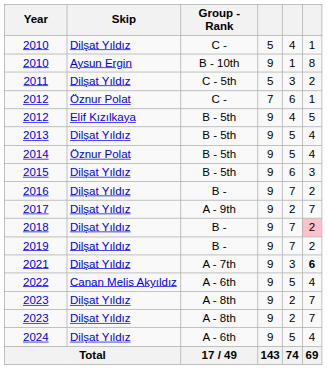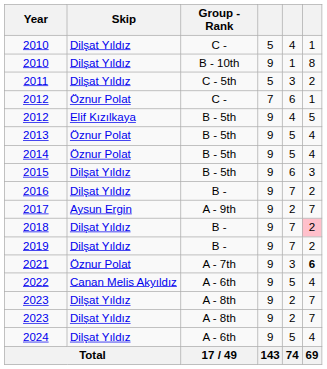(101, 63) Aysun Ergin -> (100, 63) Dilşat Yıldız
(100, 136) Dilşat Yıldız -> (100, 136) Öznur Polat
(100, 209) Dilşat Yıldız -> (101, 209) Aysun Ergin
(100, 264) Dilşat Yıldız -> (100, 264) Öznur Polat
